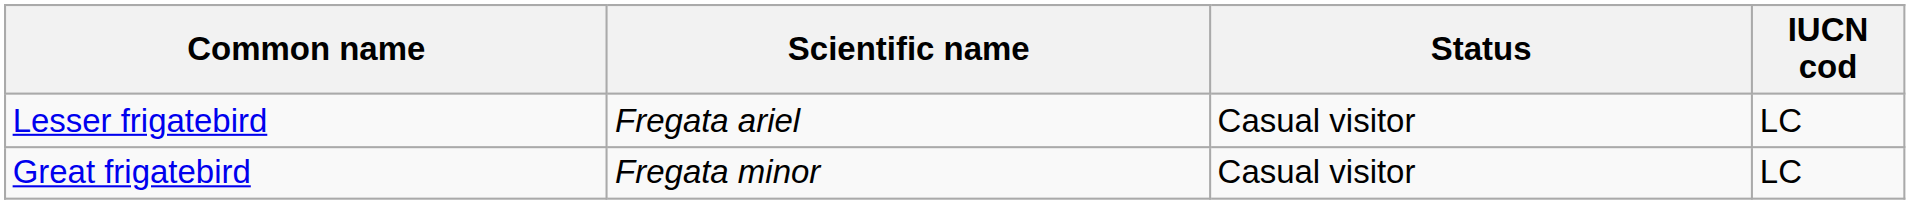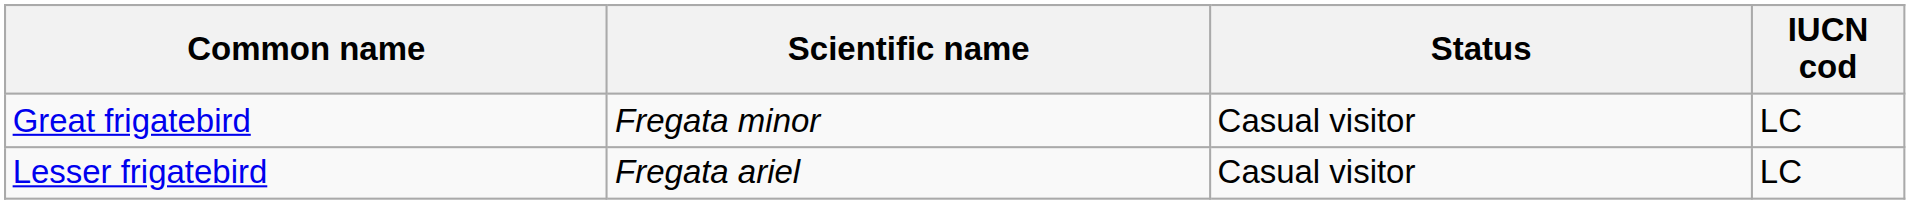rows swapped: (140, 119) <-> (132, 172)
